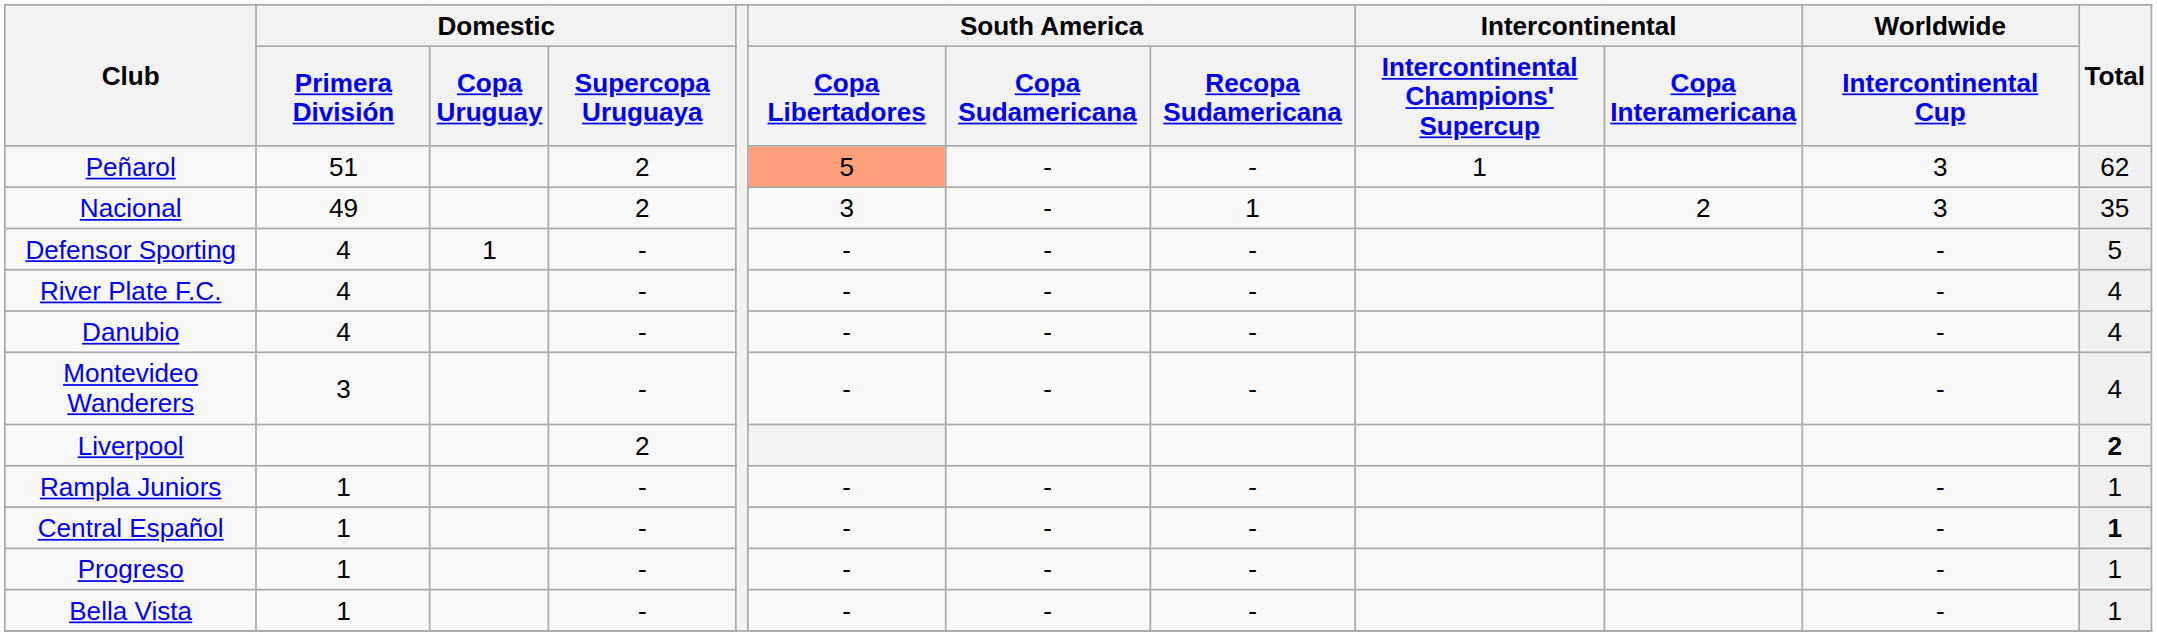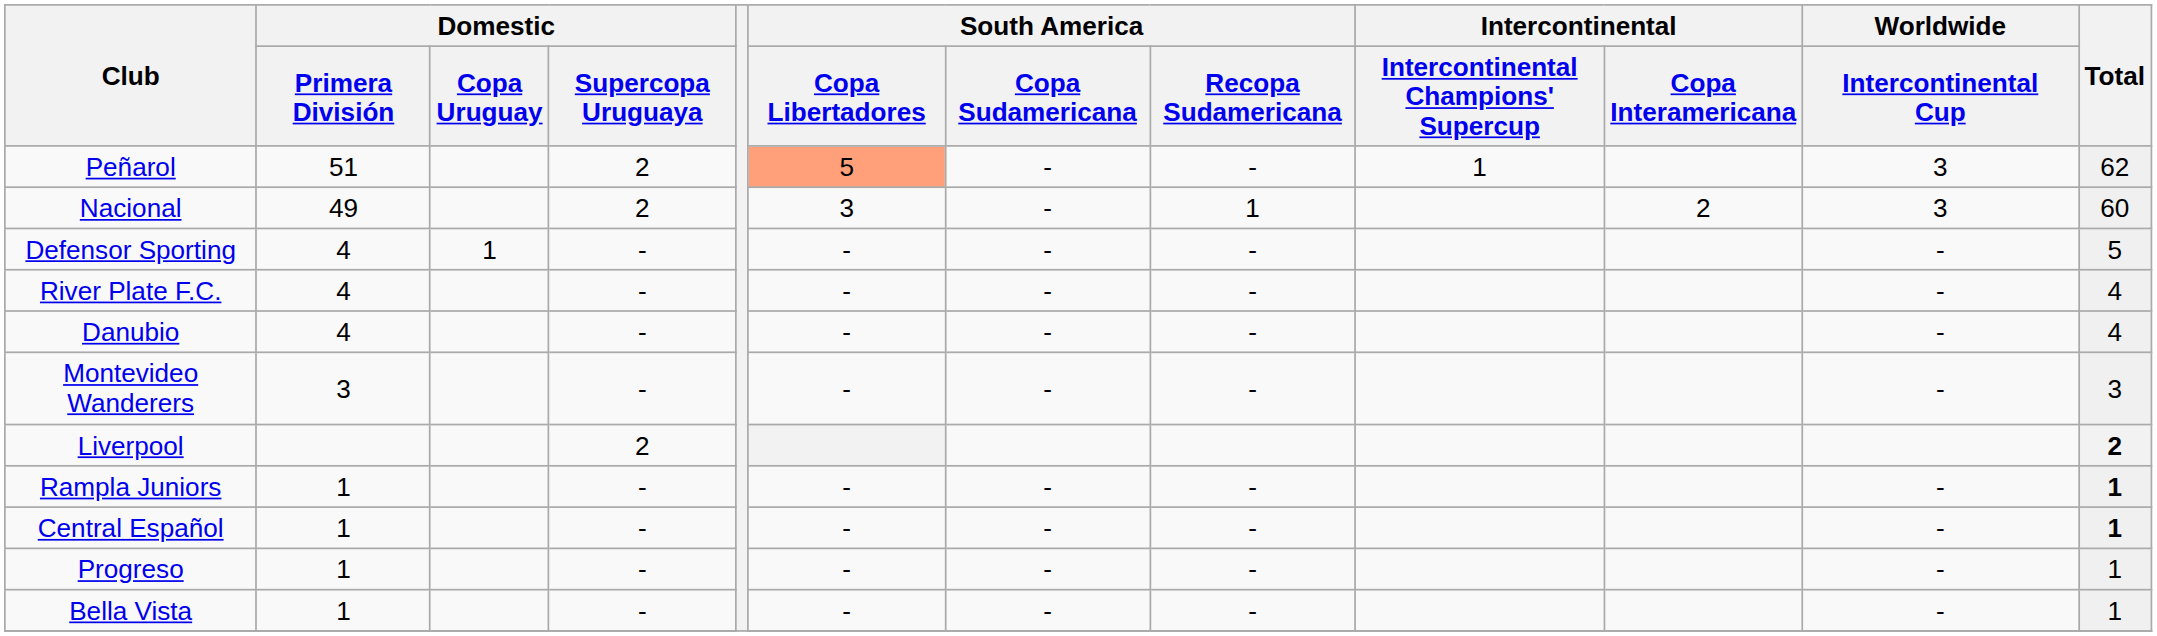(2115, 208) 35 -> (2115, 208) 60
(2115, 389) 4 -> (2115, 389) 3
(2115, 486) normal -> (2115, 486) bold
